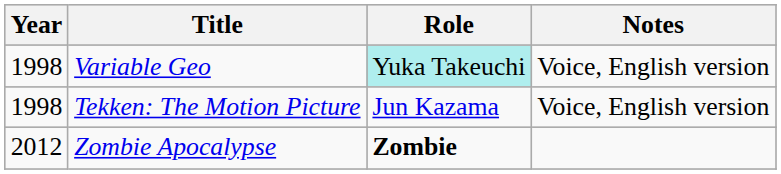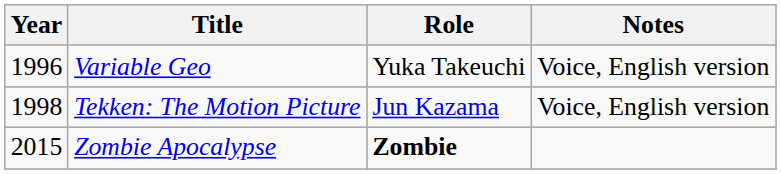(37, 65) 1998 -> (37, 65) 1996
(449, 65) paleturquoise background -> (449, 65) no background
(37, 147) 2012 -> (37, 147) 2015
